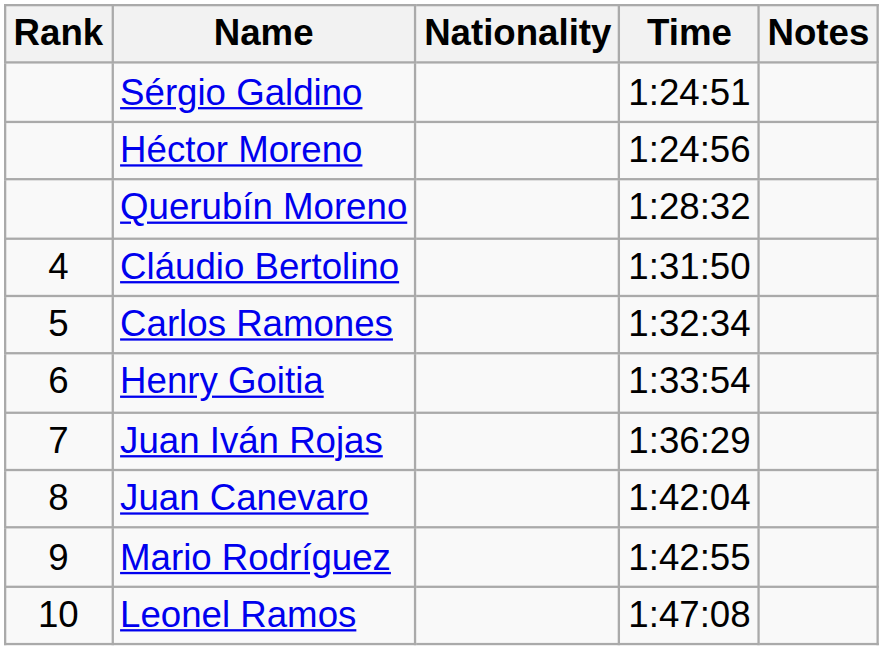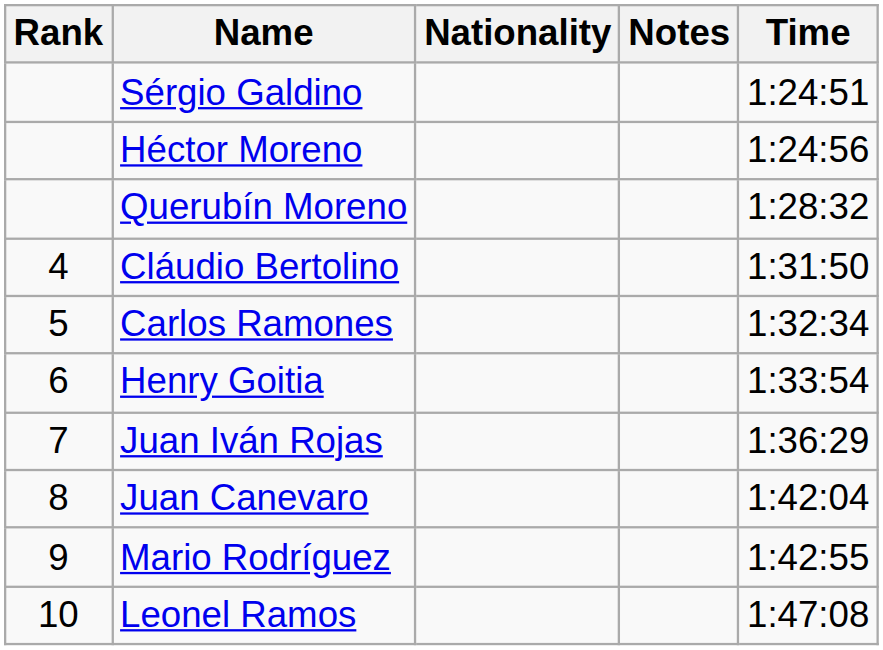columns swapped: (689, 33) <-> (818, 33)
